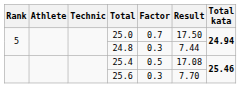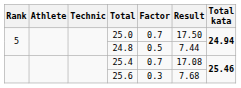(155, 49) 0.3 -> (155, 49) 0.5
(155, 62) 0.5 -> (155, 62) 0.7
(189, 76) 7.70 -> (189, 76) 7.68
